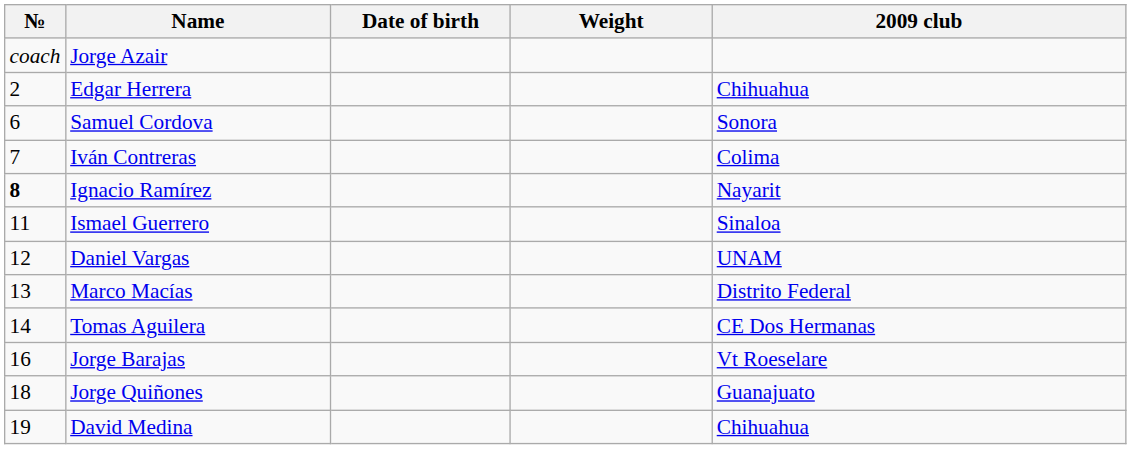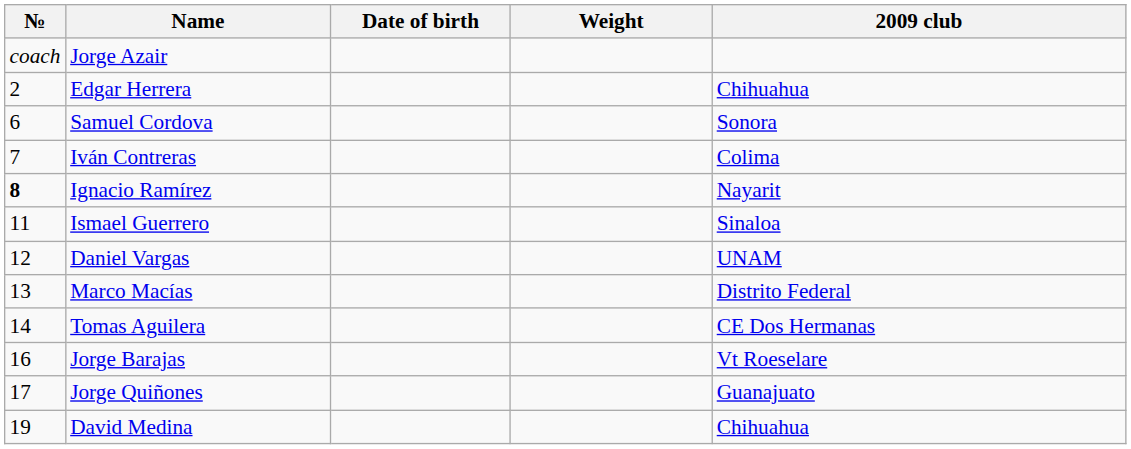(20, 392) 18 -> (20, 392) 17
